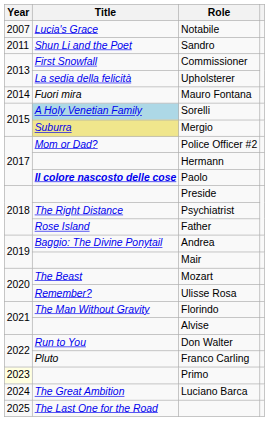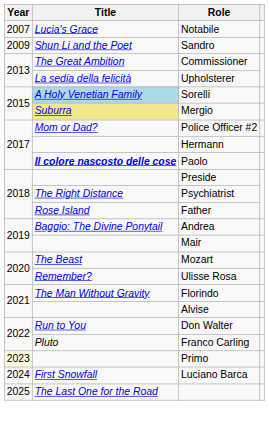(18, 45) 2011 -> (18, 45) 2009
(66, 62) First Snowfall -> (80, 62) The Great Ambition
- row: (216, 95)
(80, 392) The Great Ambition -> (66, 375) First Snowfall
